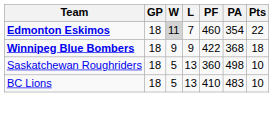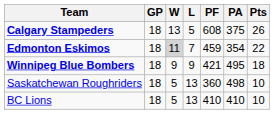+ row: (60, 30)
(211, 30) 460 -> (212, 48) 459
(211, 48) 422 -> (212, 65) 421
(235, 48) 368 -> (236, 65) 495
(235, 83) 483 -> (236, 100) 410
